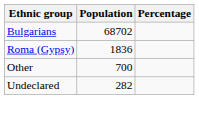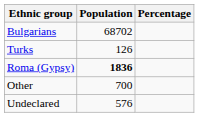+ row: (20, 49)
(121, 49) normal -> (121, 67) bold
(124, 85) 282 -> (124, 103) 576
